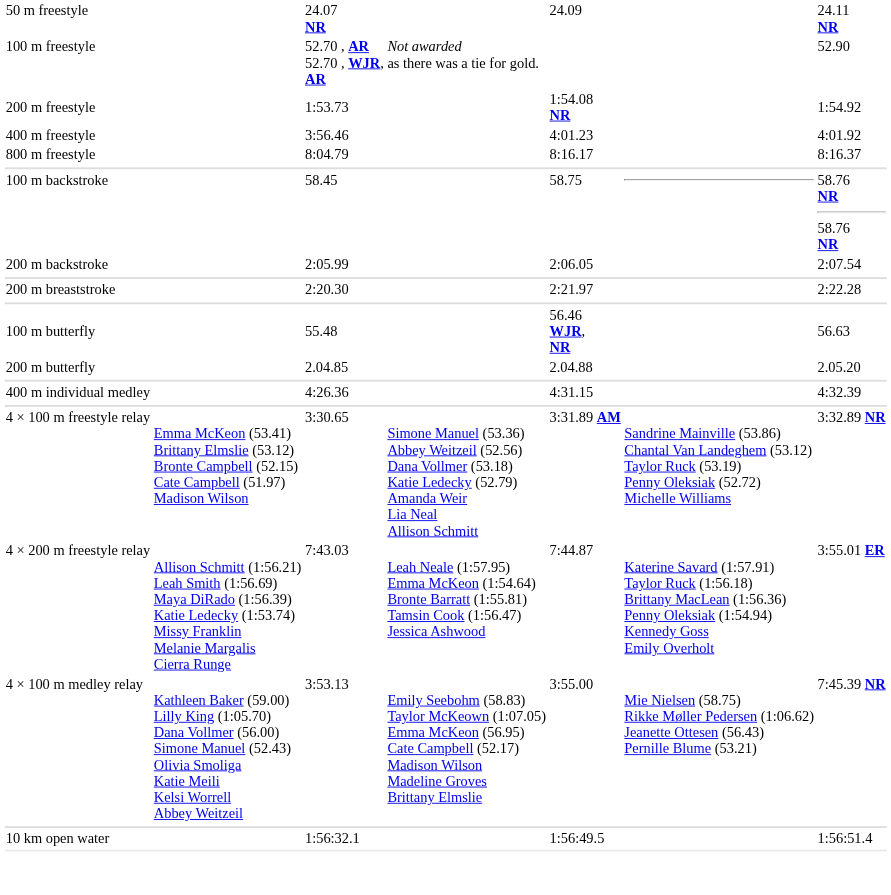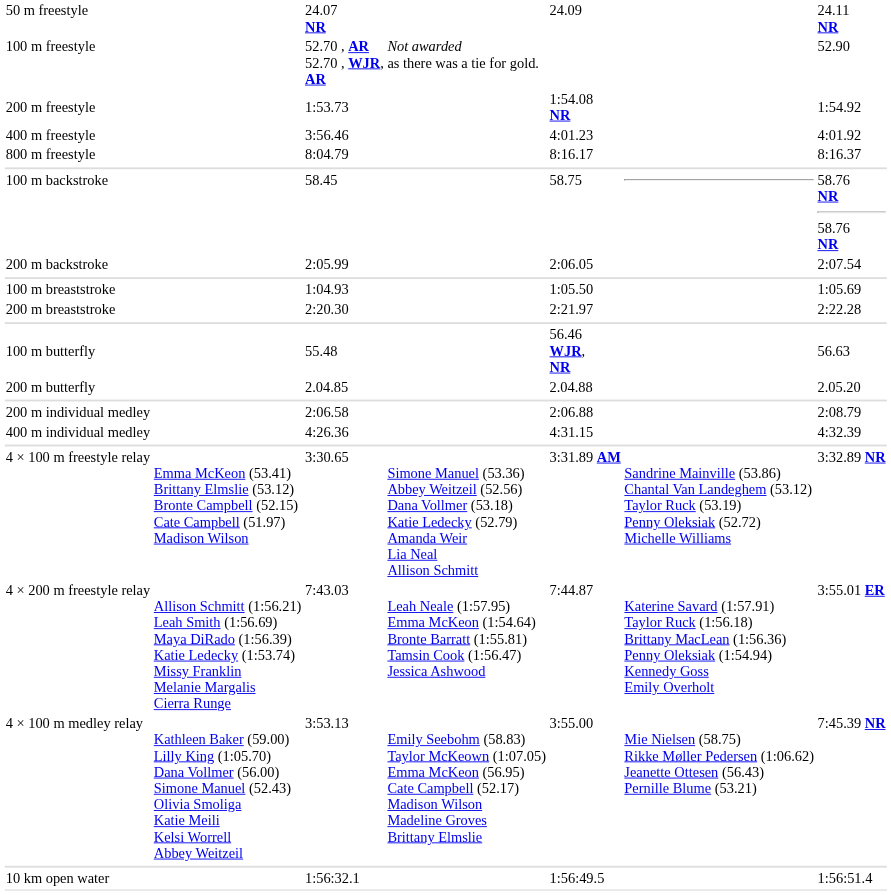+ row: (60, 289)
+ row: (78, 412)
